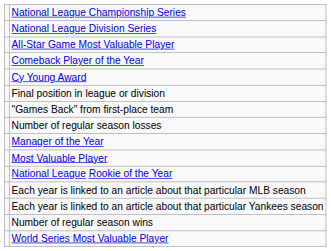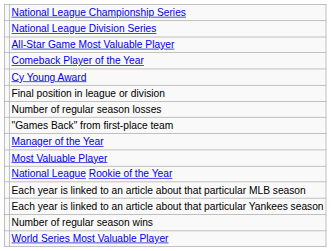rows swapped: (92, 110) <-> (87, 126)
